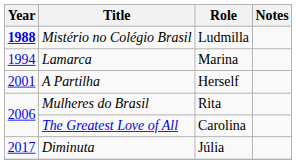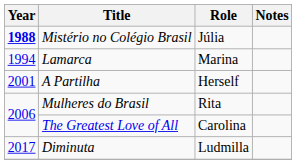(223, 37) Ludmilla -> (211, 37) Júlia
(211, 147) Júlia -> (223, 147) Ludmilla
